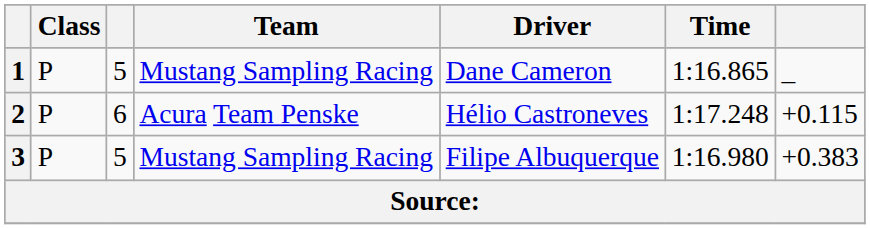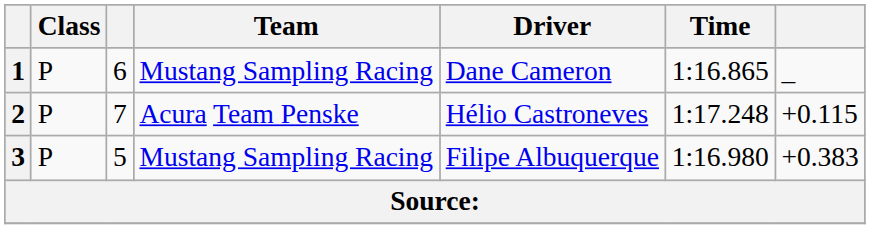(120, 69) 5 -> (120, 69) 6
(120, 113) 6 -> (120, 113) 7
